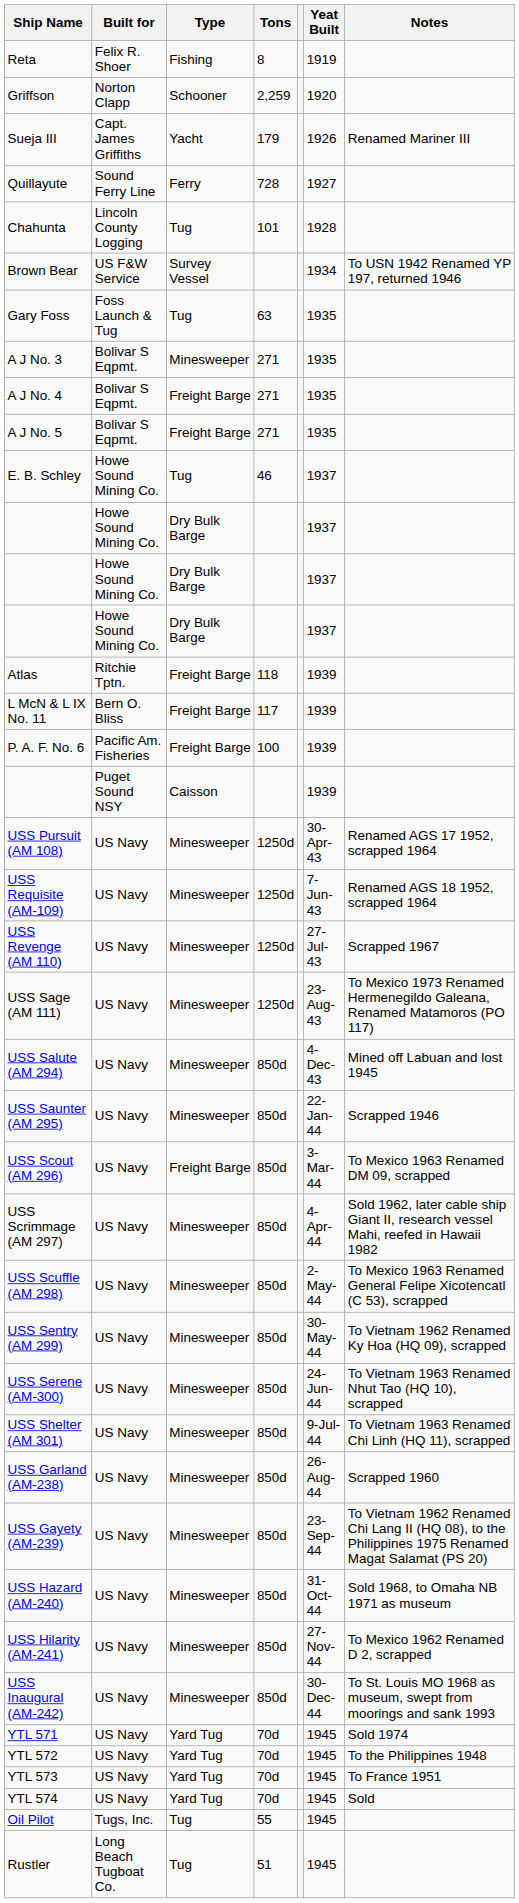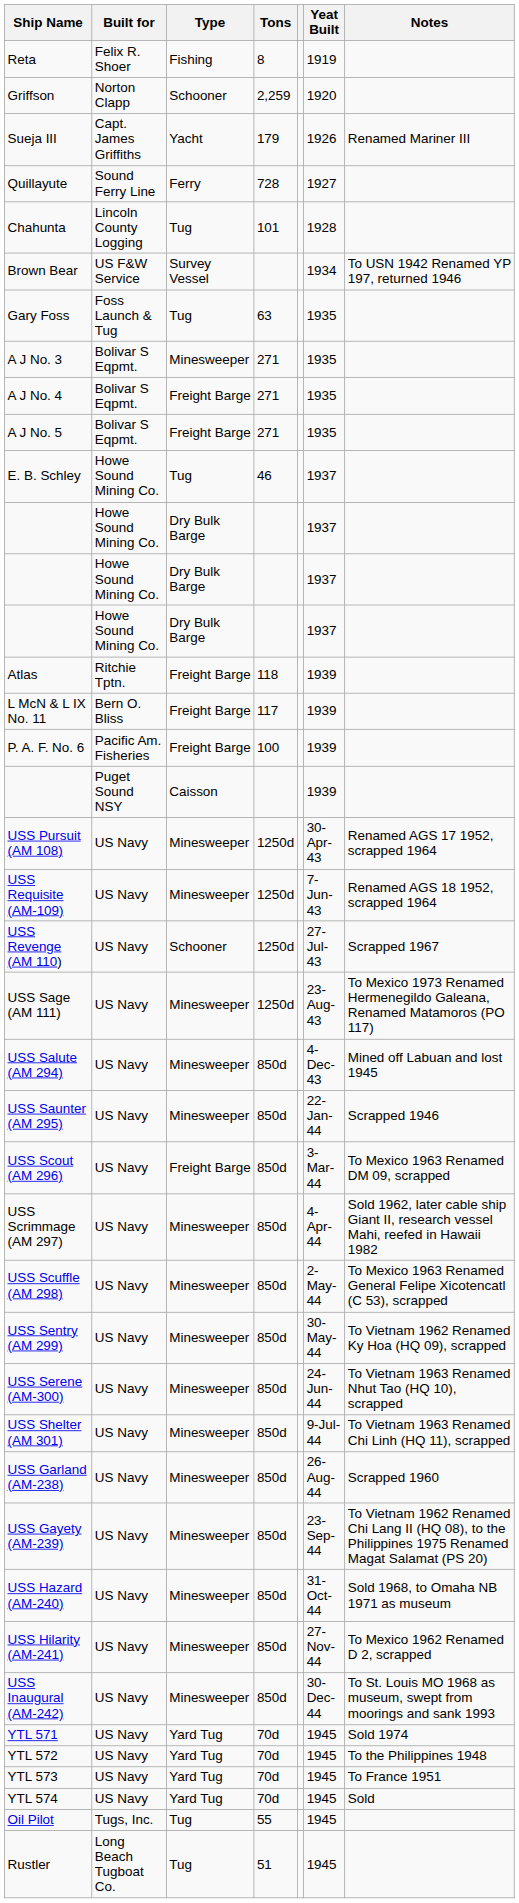(209, 946) Minesweeper -> (198, 946) Schooner
